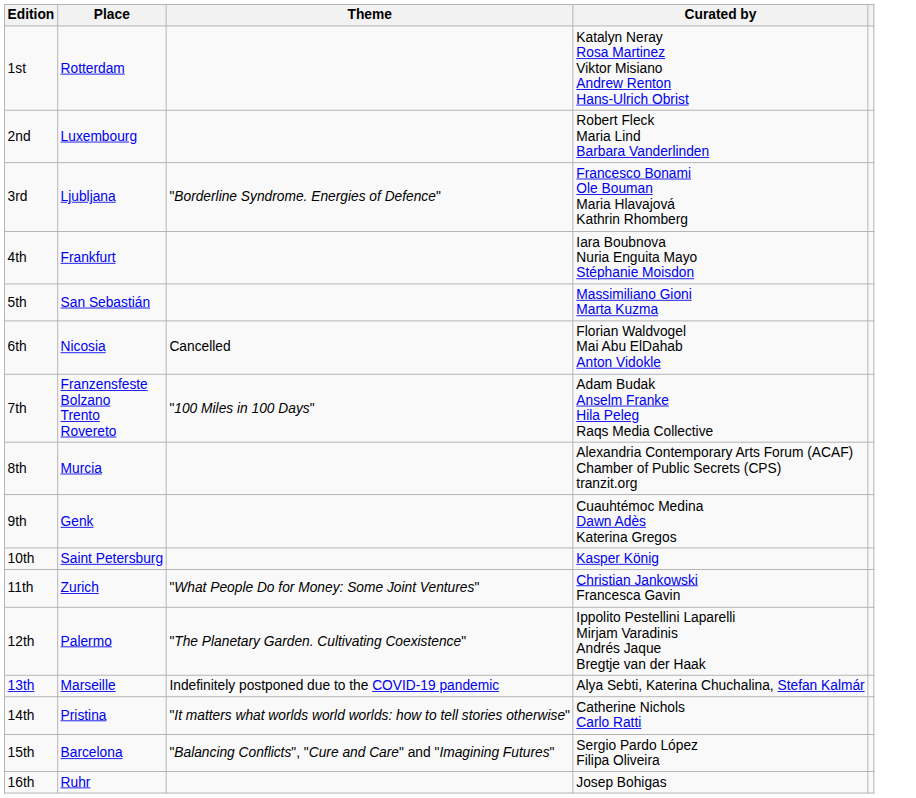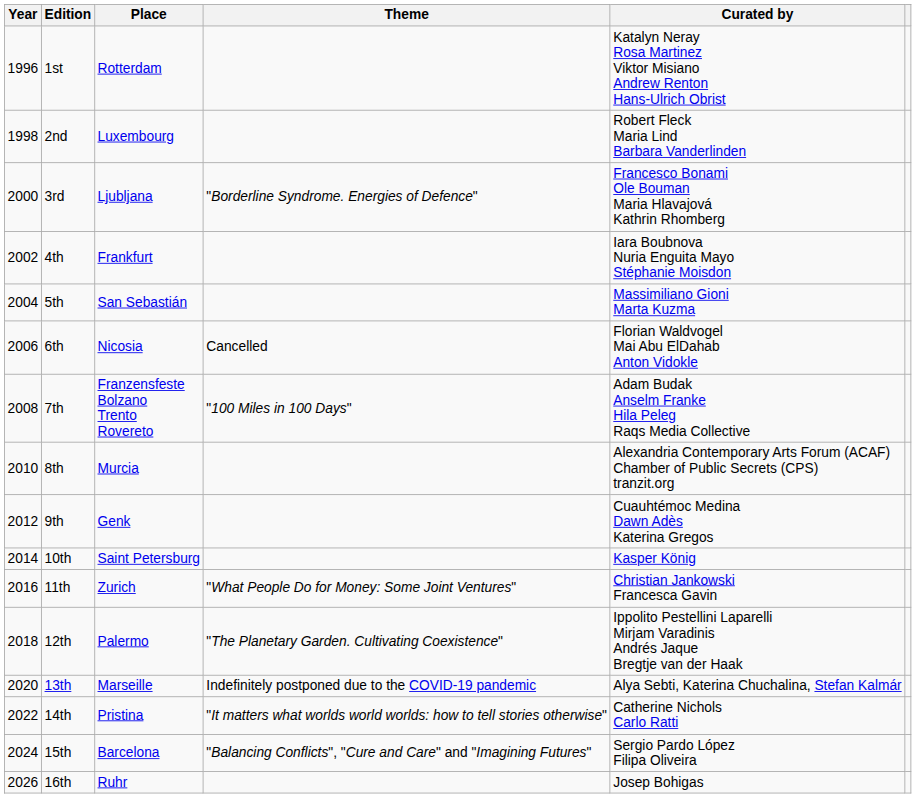+ column: (23, 15)
